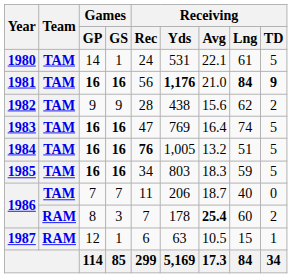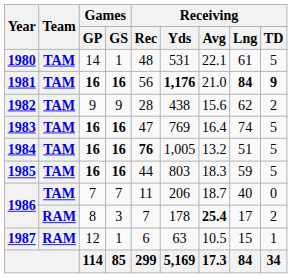(146, 60) 24 -> (146, 60) 48
(146, 171) 34 -> (146, 171) 44
(245, 216) 60 -> (245, 216) 17
